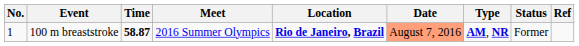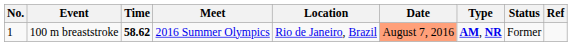(137, 32) 58.87 -> (137, 32) 58.62
(330, 32) bold -> (326, 32) normal
